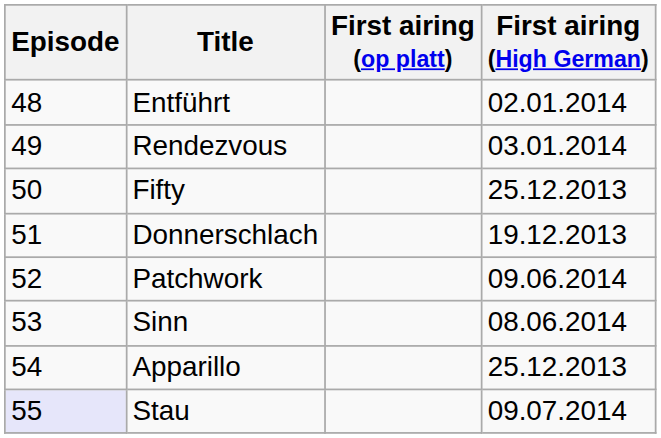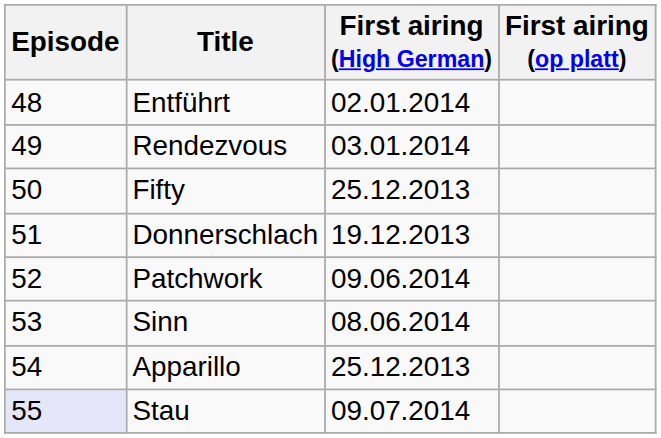columns swapped: (568, 42) <-> (403, 42)
